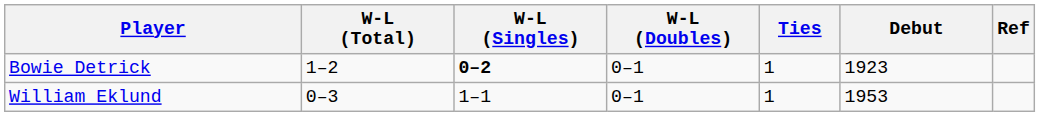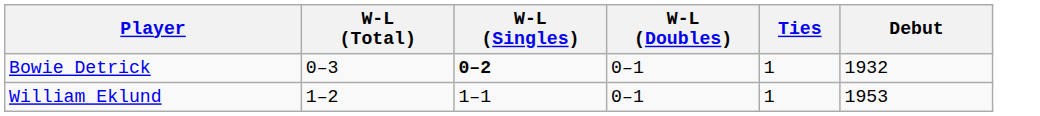- column: (1014, 29)
(322, 68) 1–2 -> (322, 68) 0–3
(866, 68) 1923 -> (866, 68) 1932
(322, 97) 0–3 -> (322, 97) 1–2
